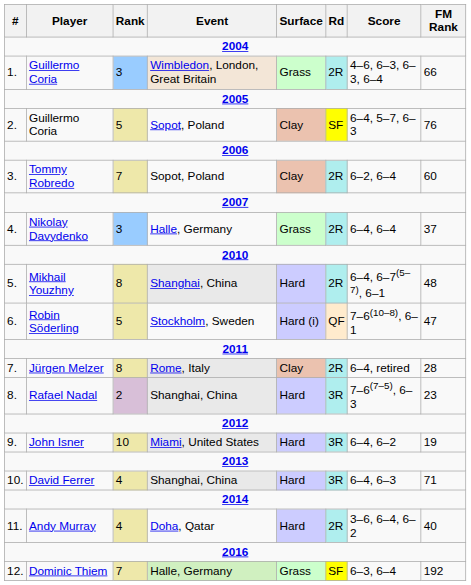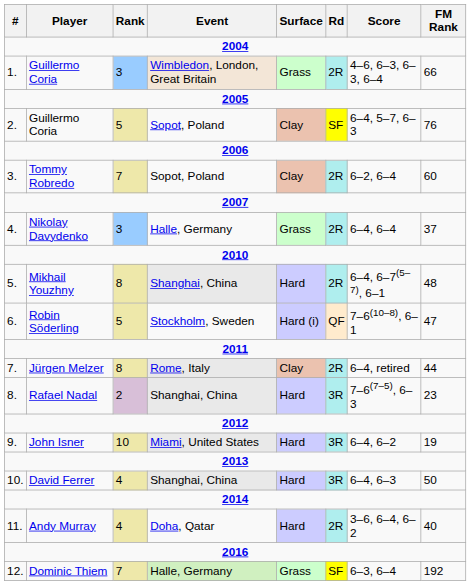(430, 367) 28 -> (430, 367) 44
(430, 480) 71 -> (430, 480) 50
